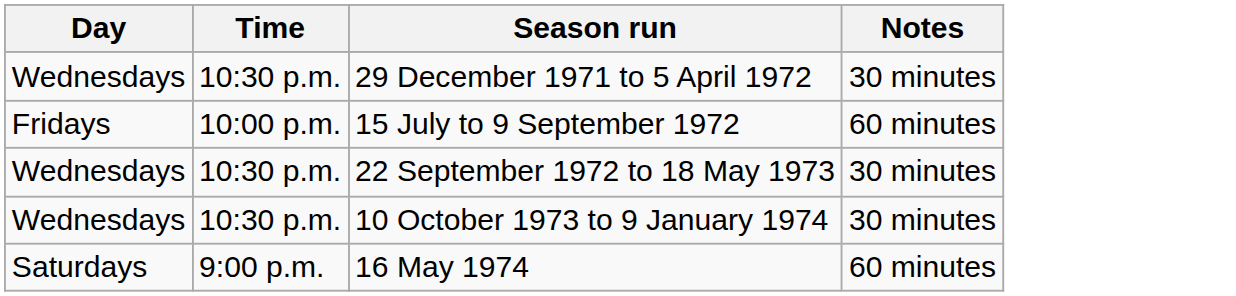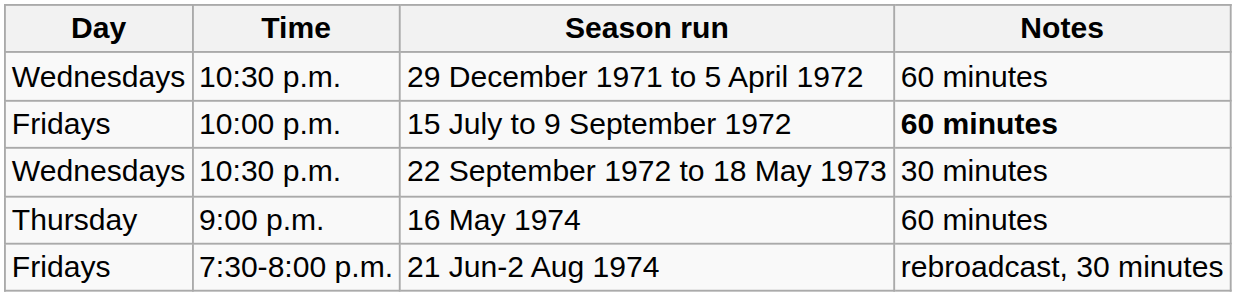(922, 76) 30 minutes -> (974, 76) 60 minutes
(922, 123) normal -> (979, 123) bold
- row: (592, 219)
(80, 266) Saturdays -> (75, 219) Thursday
+ row: (533, 266)
